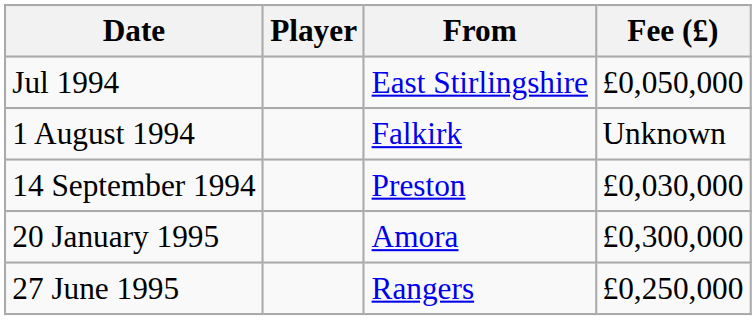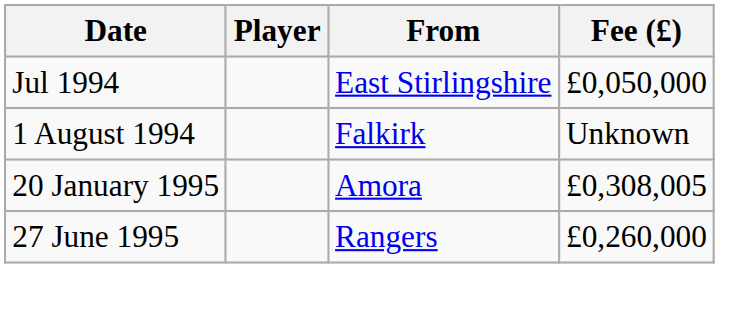- row: (134, 185)
(673, 237) £0,300,000 -> (636, 185) £0,308,005
(673, 288) £0,250,000 -> (636, 237) £0,260,000
